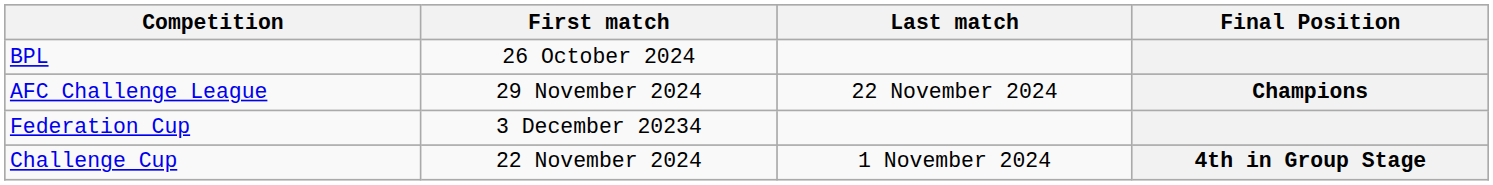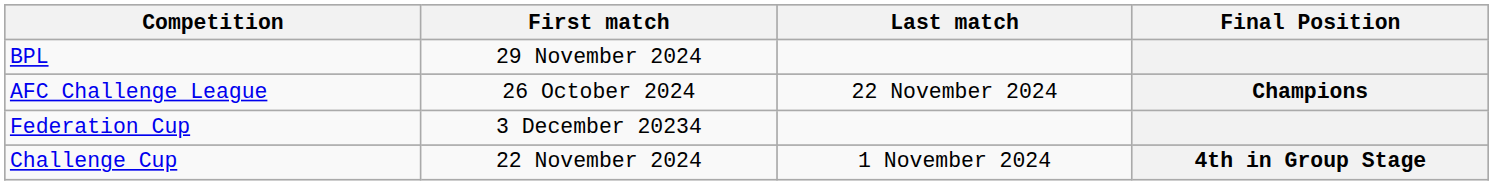(599, 57) 26 October 2024 -> (599, 57) 29 November 2024
(599, 92) 29 November 2024 -> (599, 92) 26 October 2024
